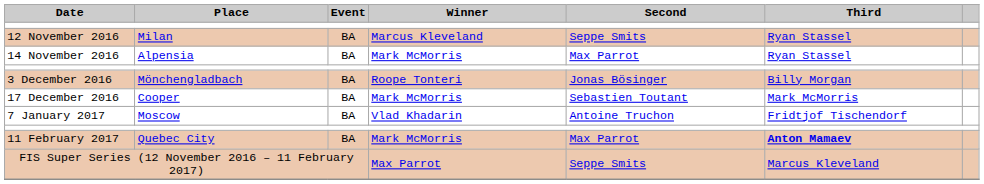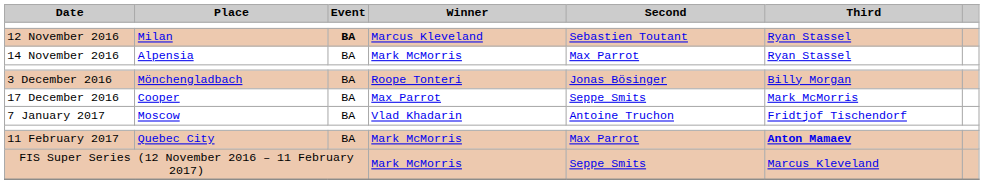(348, 38) normal -> (348, 38) bold
(608, 38) Seppe Smits -> (629, 38) Sebastien Toutant
(417, 98) Mark McMorris -> (406, 98) Max Parrot
(629, 98) Sebastien Toutant -> (608, 98) Seppe Smits
(406, 164) Max Parrot -> (417, 164) Mark McMorris
